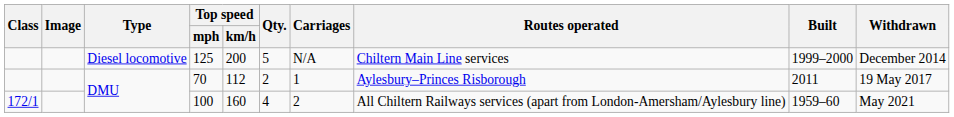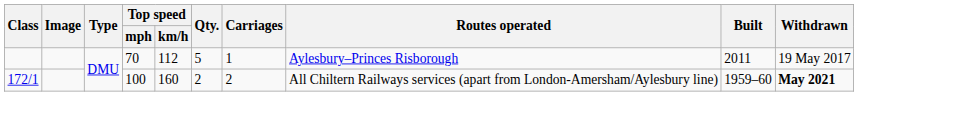- row: (203, 58)
(266, 79) 2 -> (198, 58) 5
(266, 101) 4 -> (198, 79) 2
(887, 101) normal -> (807, 79) bold
